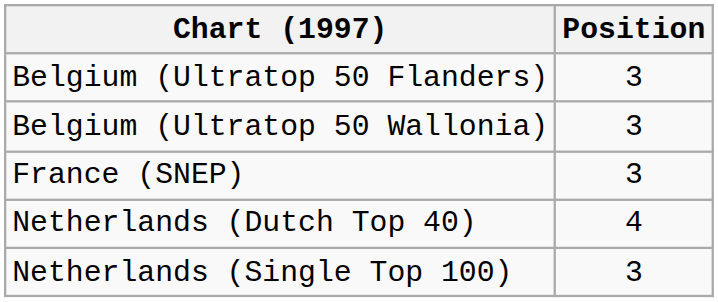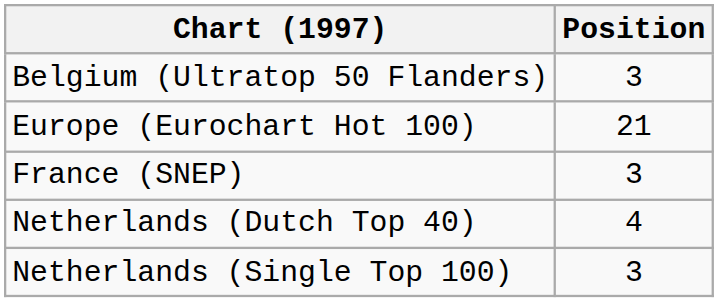- row: (280, 126)
+ row: (244, 126)
